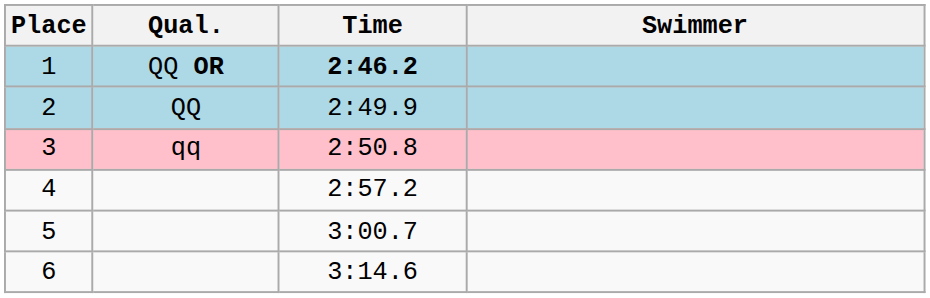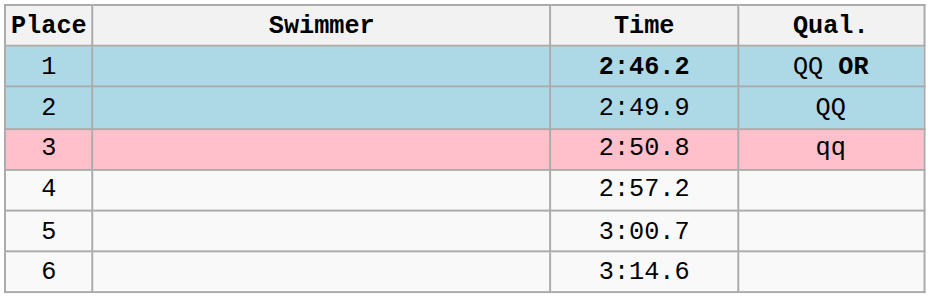columns swapped: (695, 26) <-> (186, 26)
